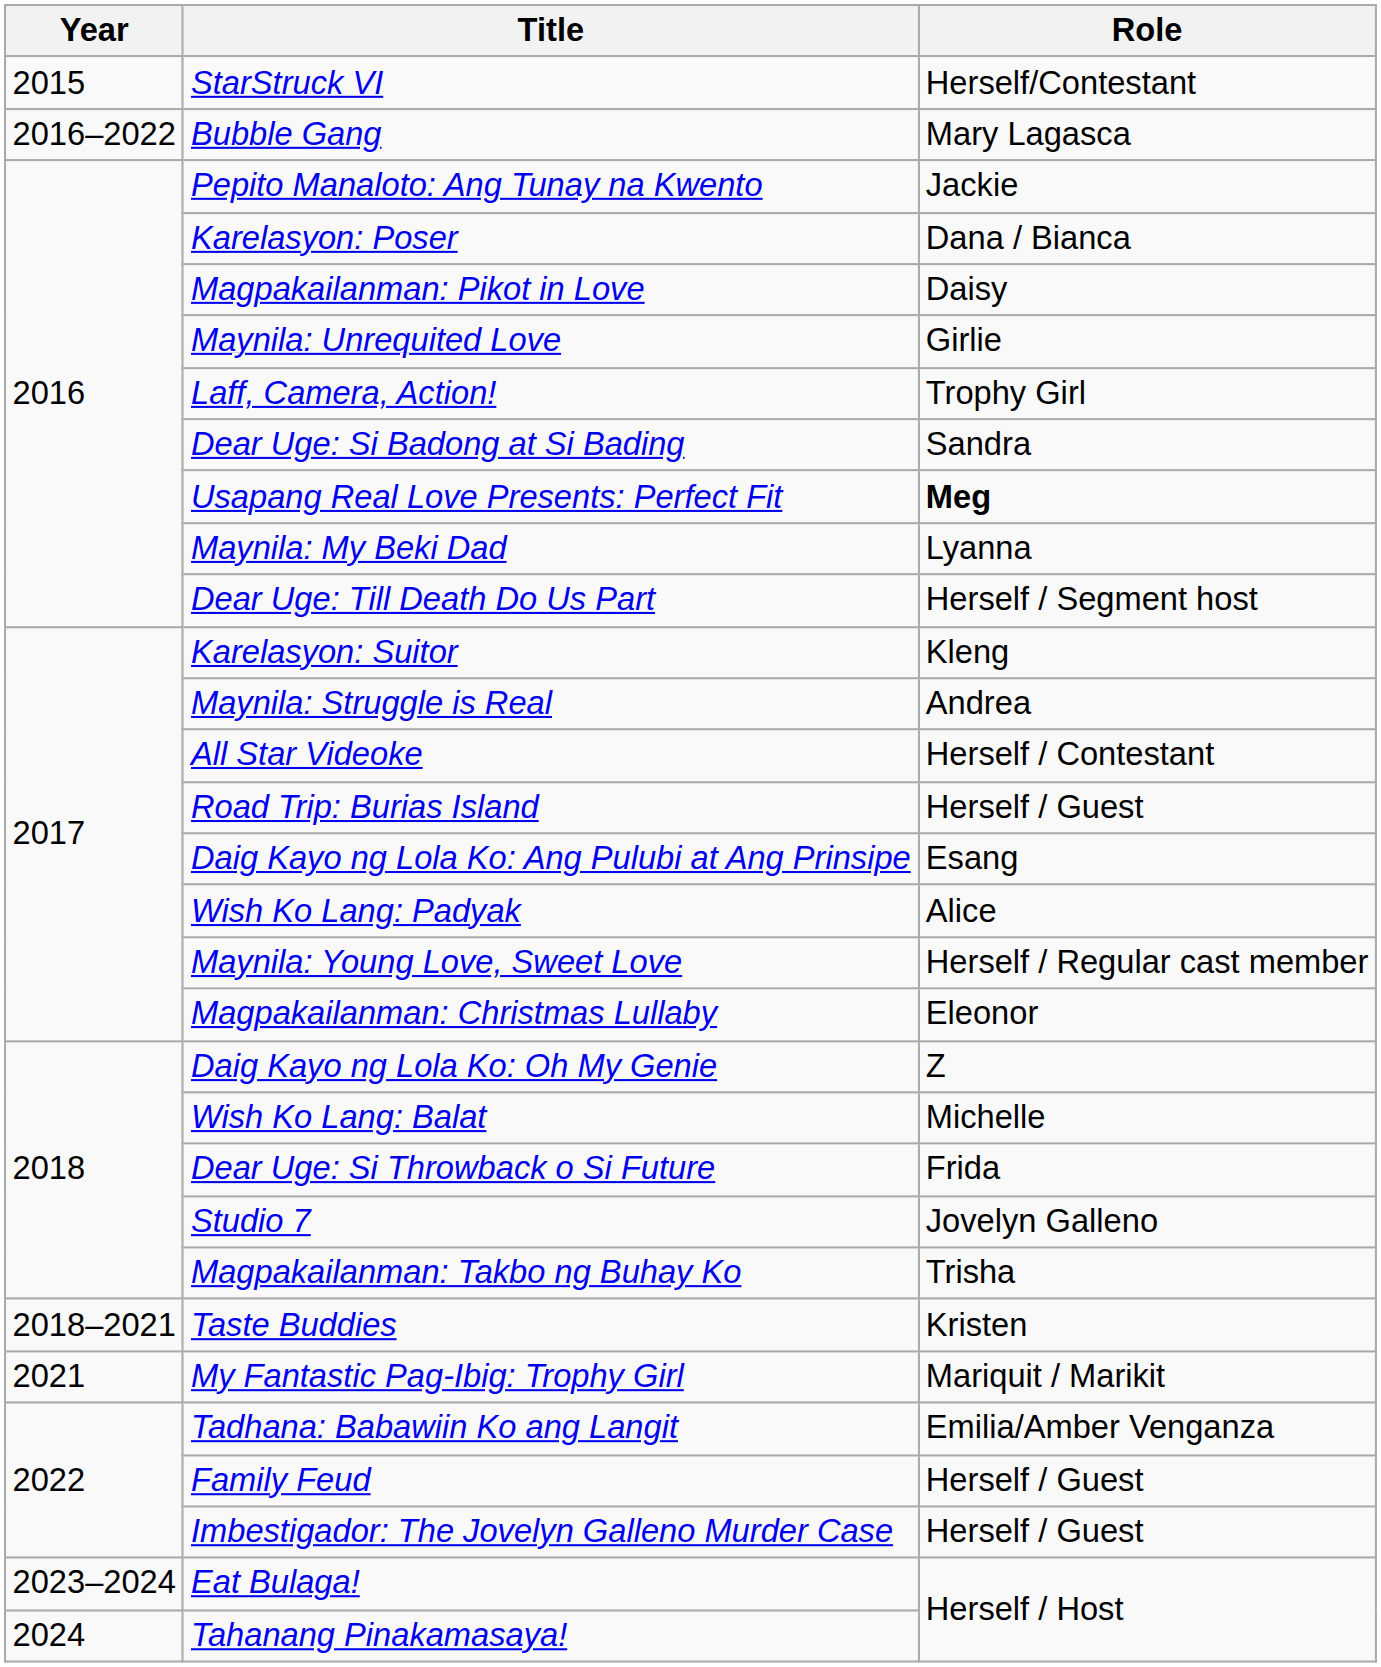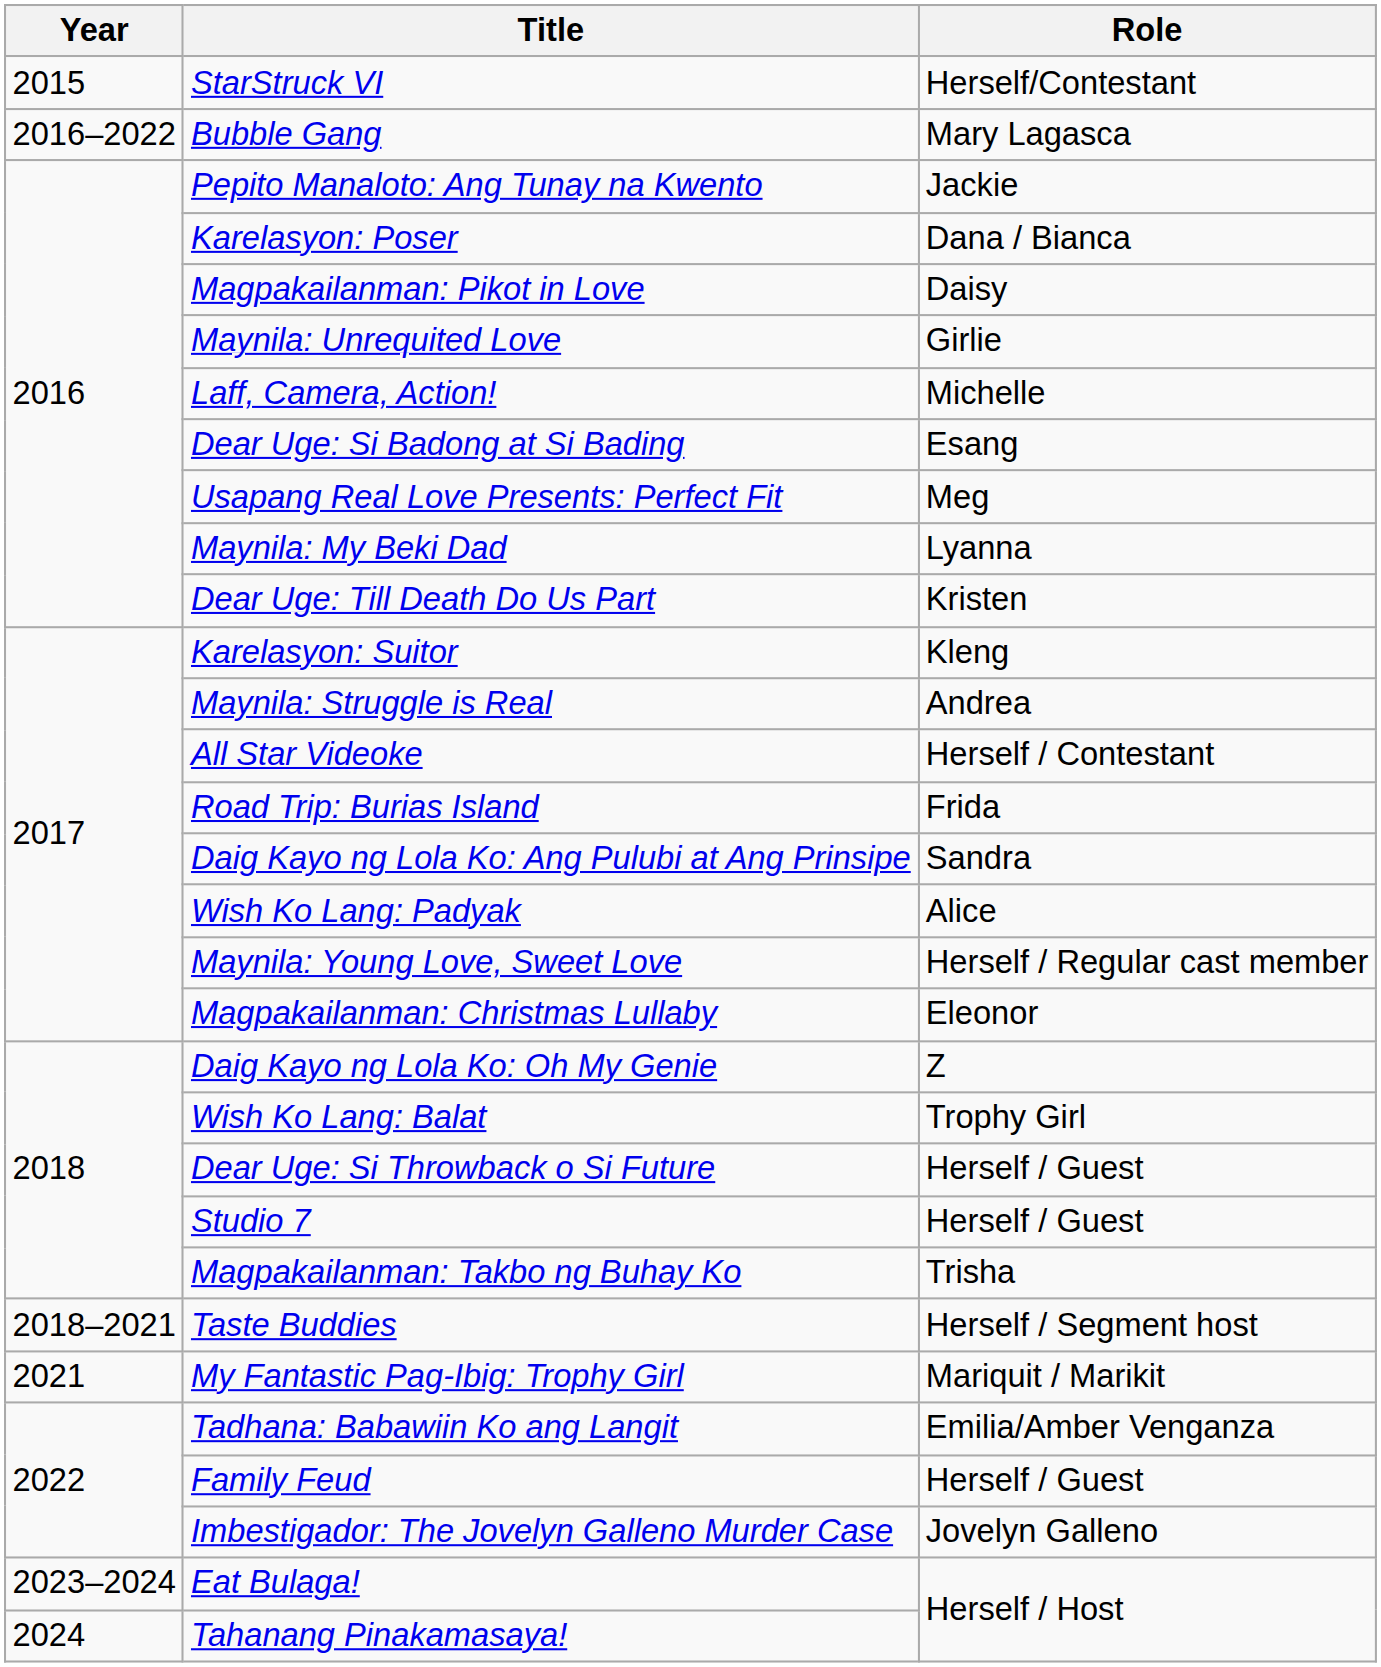(1006, 392) Trophy Girl -> (986, 392) Michelle
(978, 444) Sandra -> (972, 444) Esang
(958, 496) bold -> (958, 496) normal
(1092, 599) Herself / Segment host -> (977, 599) Kristen
(1035, 806) Herself / Guest -> (963, 806) Frida
(972, 858) Esang -> (978, 858) Sandra
(986, 1117) Michelle -> (1006, 1117) Trophy Girl
(963, 1169) Frida -> (1035, 1169) Herself / Guest
(1042, 1220) Jovelyn Galleno -> (1035, 1220) Herself / Guest
(977, 1324) Kristen -> (1092, 1324) Herself / Segment host
(1035, 1531) Herself / Guest -> (1042, 1531) Jovelyn Galleno
